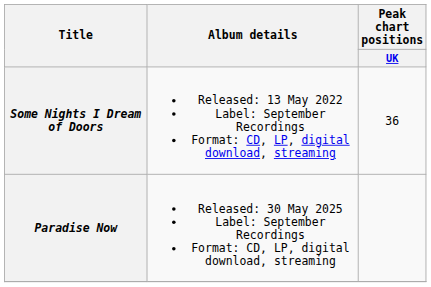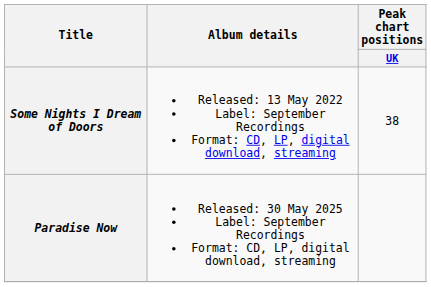(392, 121) 36 -> (392, 121) 38
